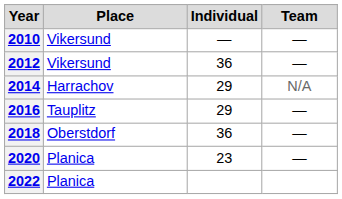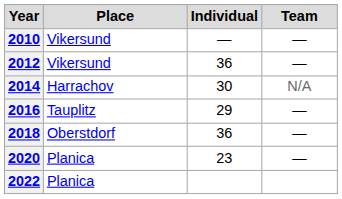(224, 86) 29 -> (224, 86) 30
